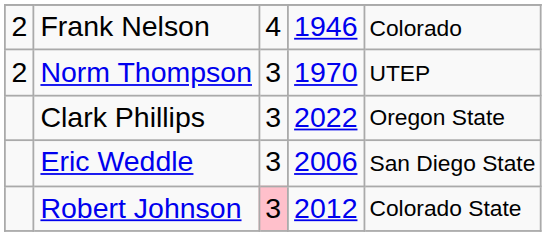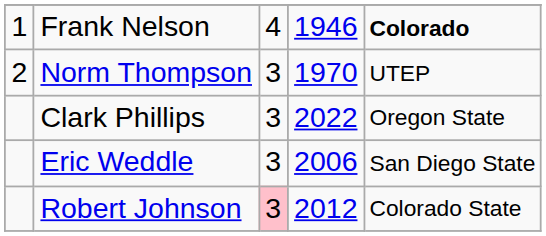(19, 27) 2 -> (19, 27) 1
(416, 27) normal -> (419, 27) bold
